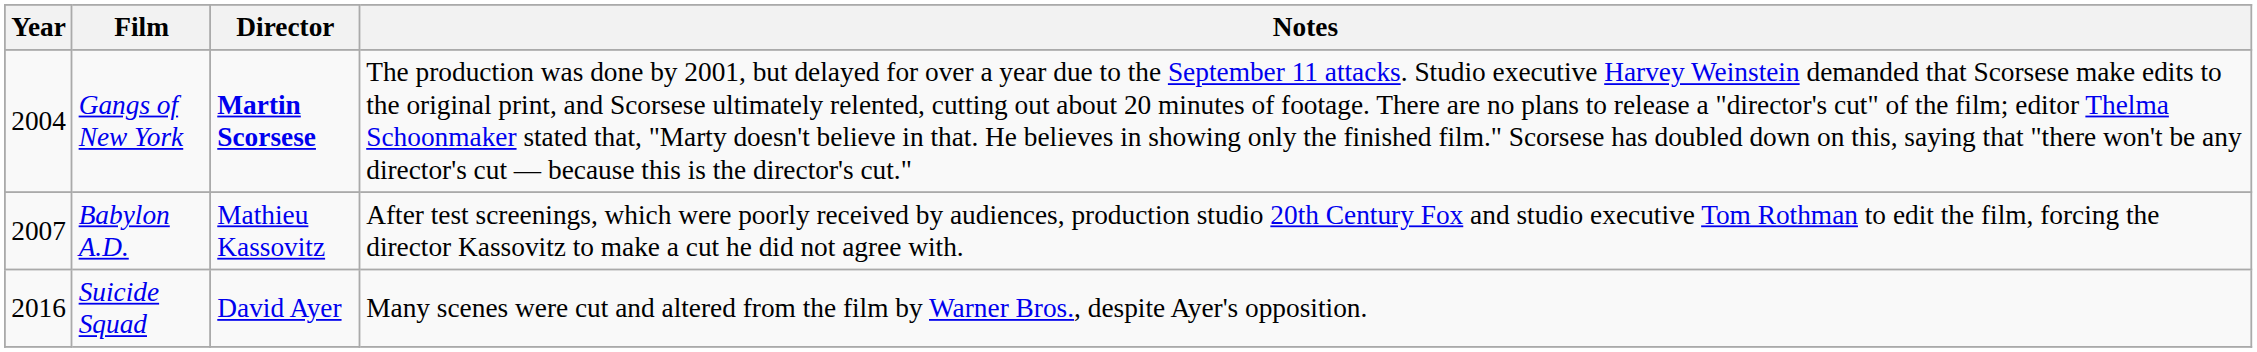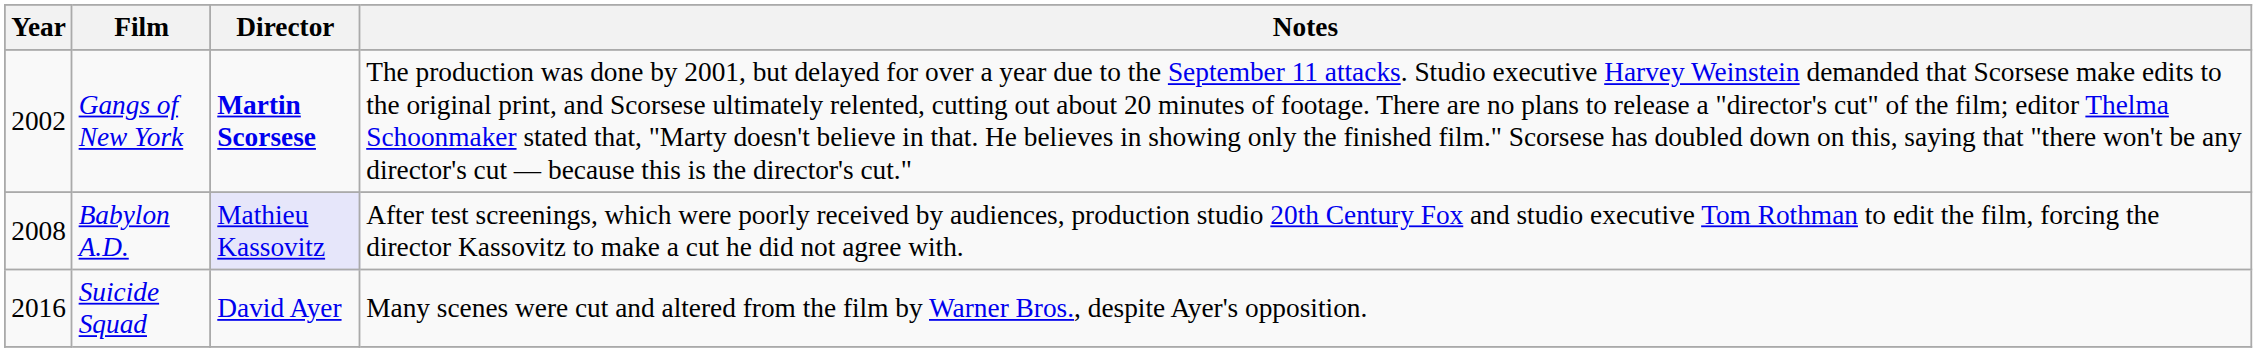(39, 120) 2004 -> (39, 120) 2002
(39, 230) 2007 -> (39, 230) 2008
(271, 230) no background -> (271, 230) lavender background
